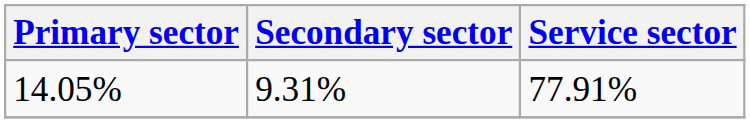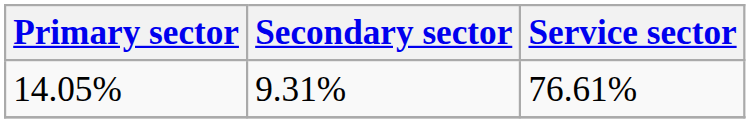(583, 88) 77.91% -> (583, 88) 76.61%
